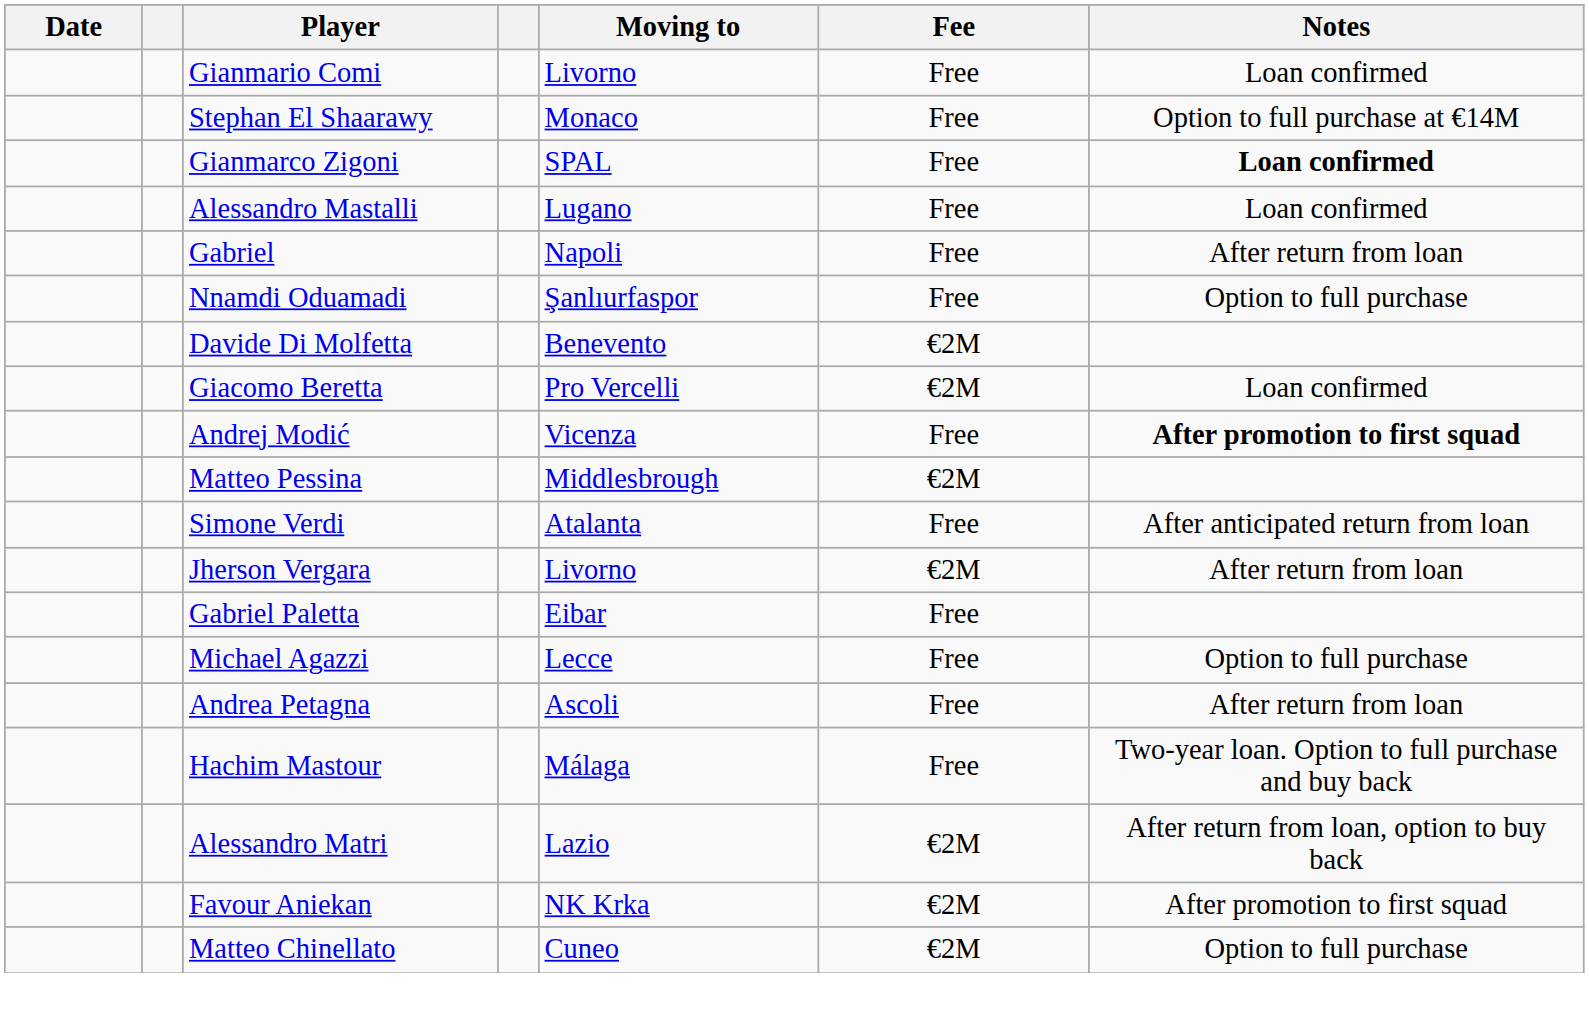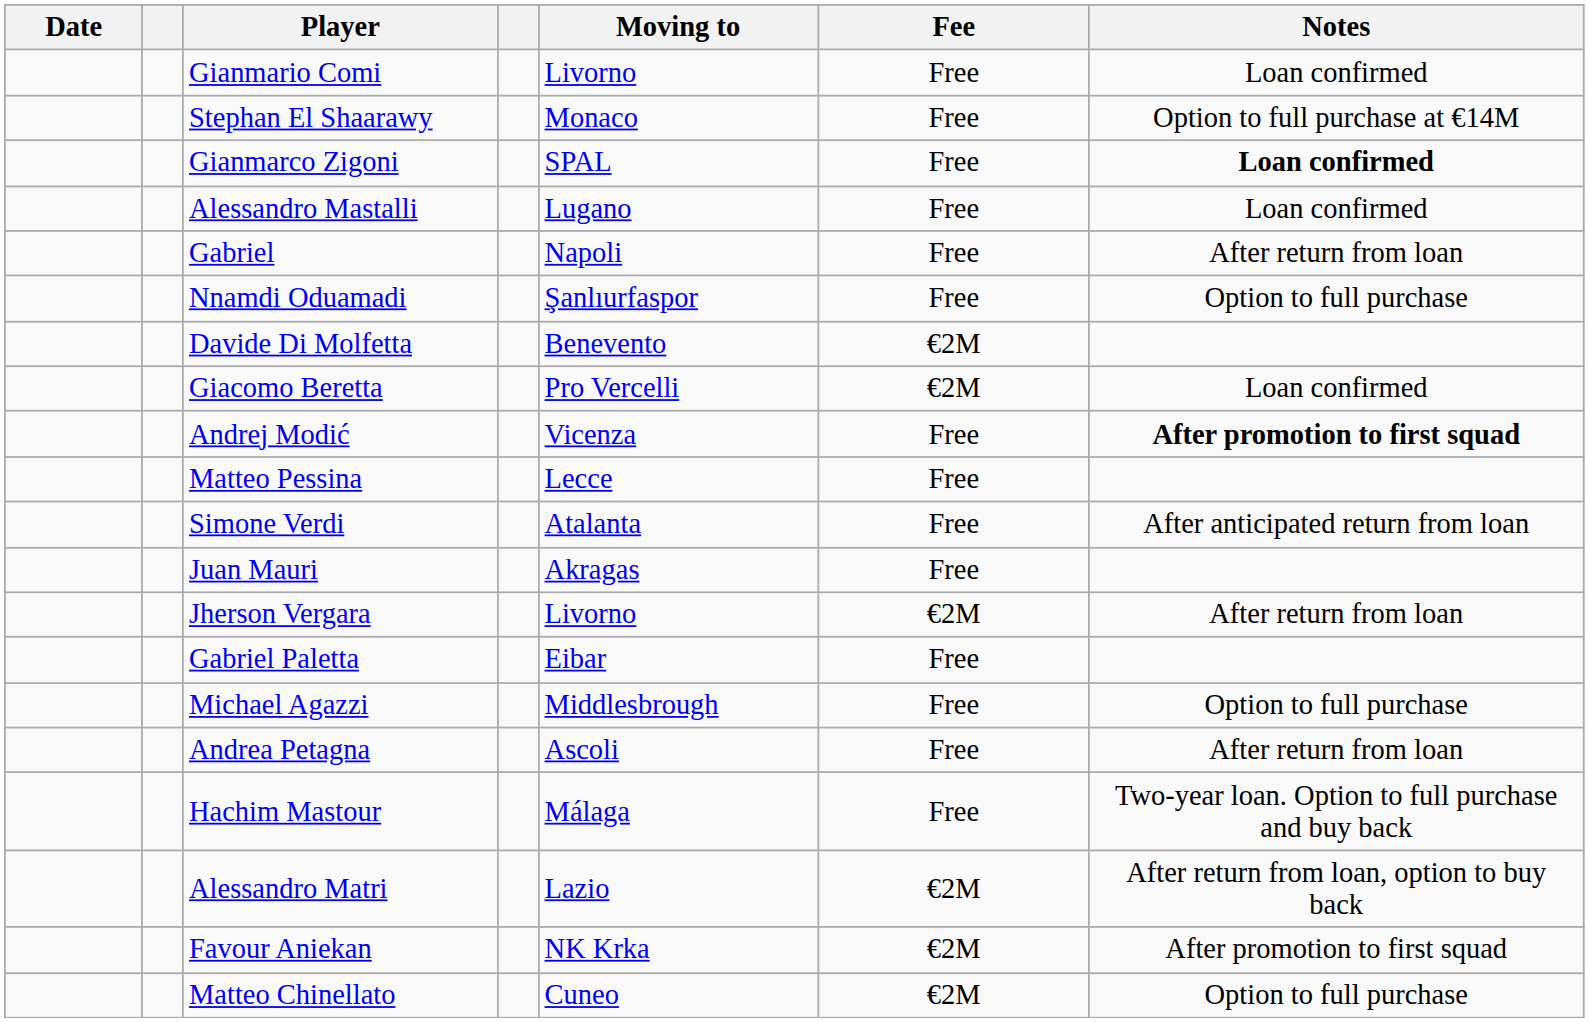(632, 478) Middlesbrough -> (579, 478) Lecce
(954, 478) €2M -> (954, 478) Free
+ row: (253, 569)
(579, 659) Lecce -> (632, 704) Middlesbrough
